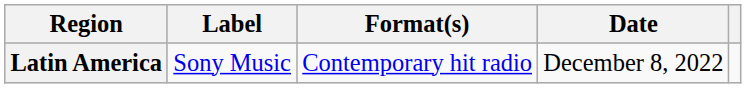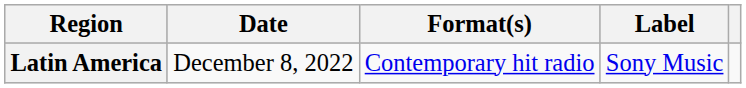columns swapped: (633, 23) <-> (232, 23)
